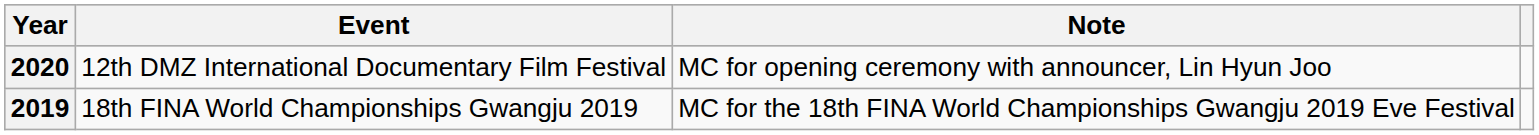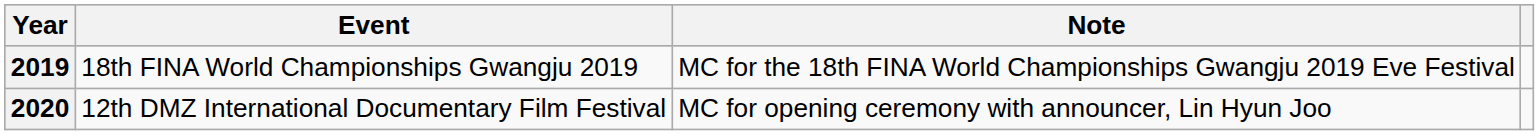rows swapped: (40, 108) <-> (40, 66)
